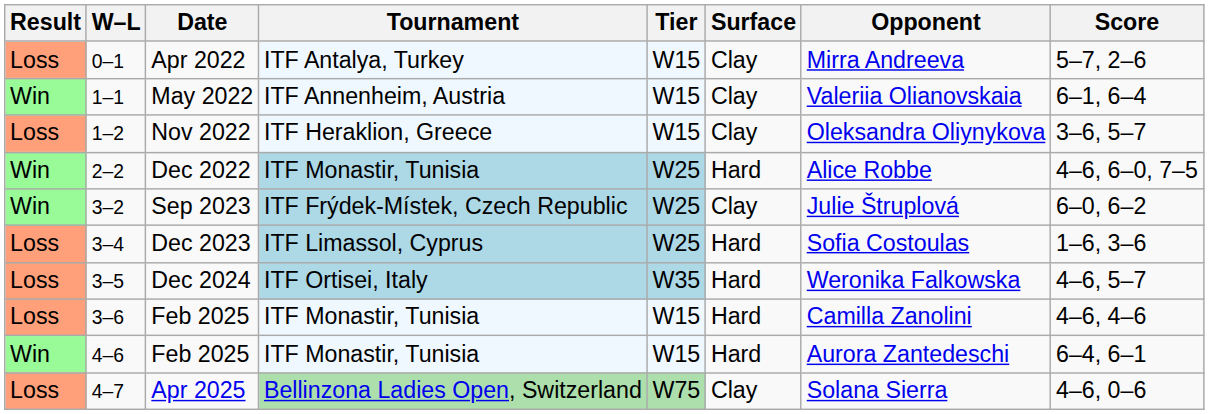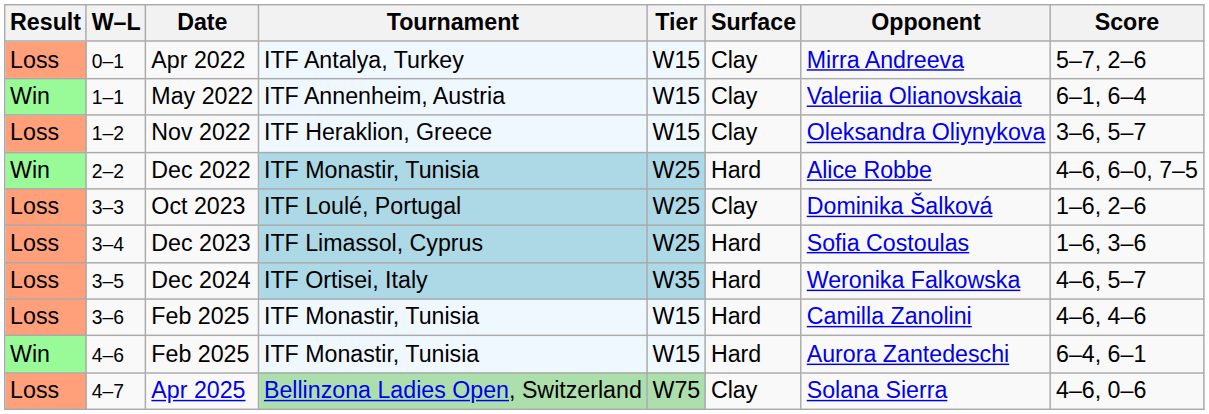- row: (108, 208)
+ row: (108, 208)
